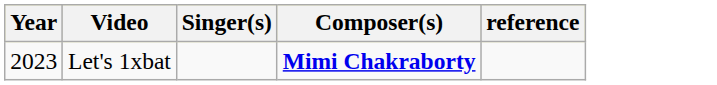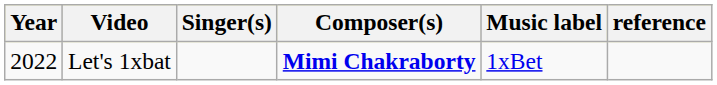+ column: (544, 23)
(34, 60) 2023 -> (34, 60) 2022
